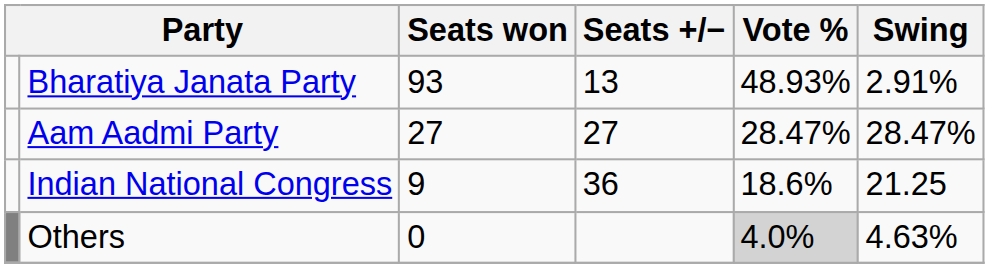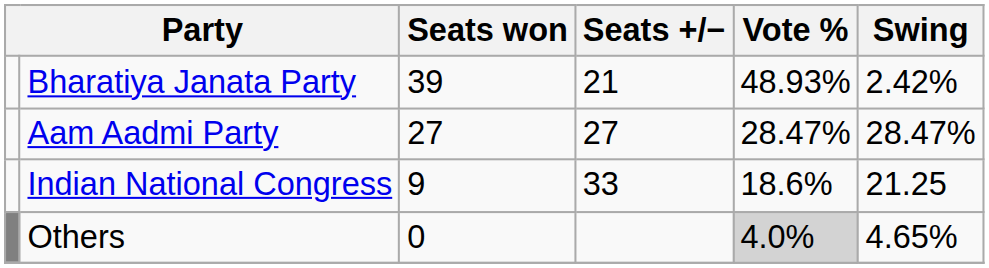(425, 81) 93 -> (425, 81) 39
(601, 81) 13 -> (601, 81) 21
(912, 81) 2.91% -> (912, 81) 2.42%
(601, 184) 36 -> (601, 184) 33
(912, 236) 4.63% -> (912, 236) 4.65%
